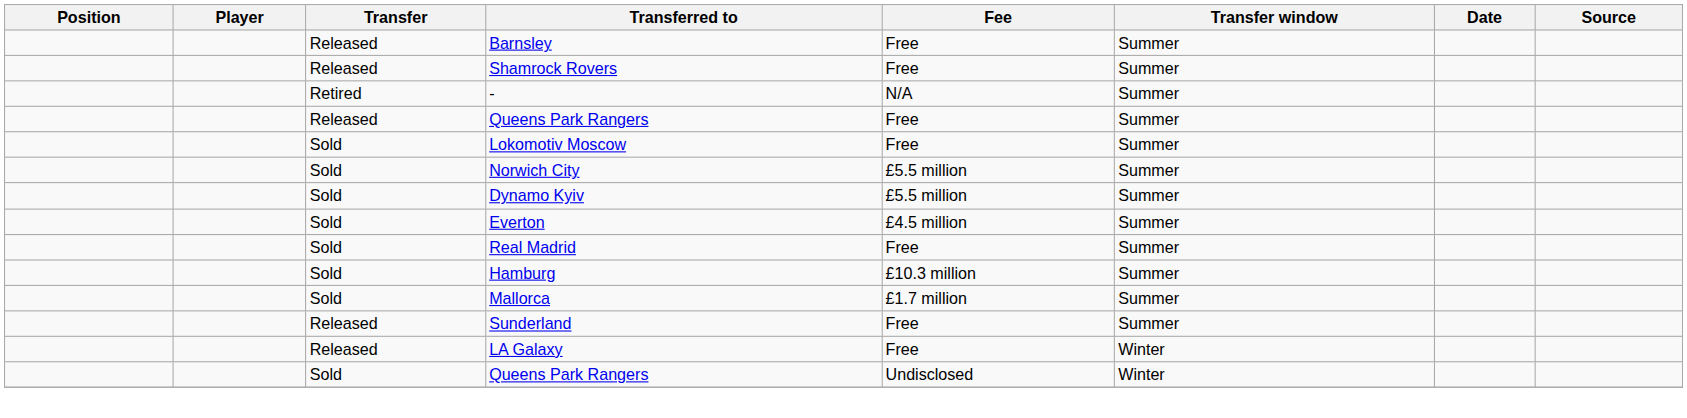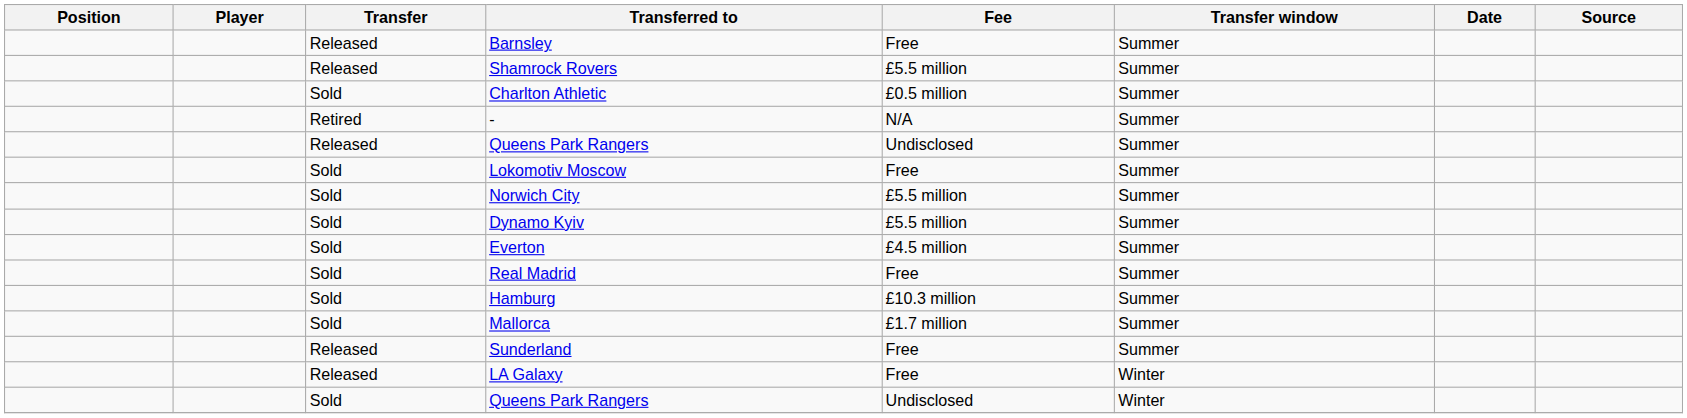(902, 68) Free -> (926, 68) £5.5 million
+ row: (326, 94)
(902, 119) Free -> (929, 145) Undisclosed
